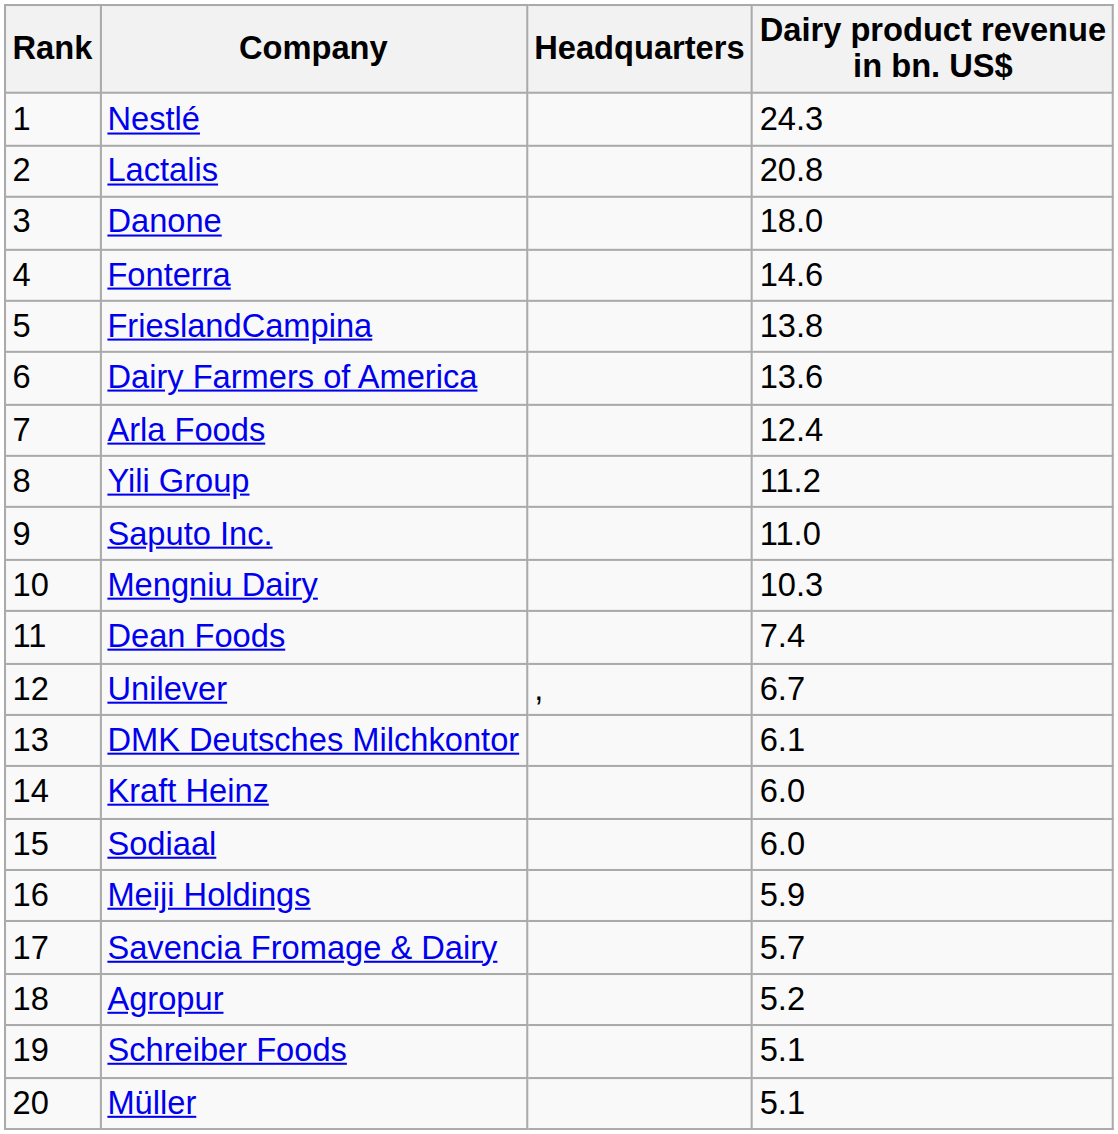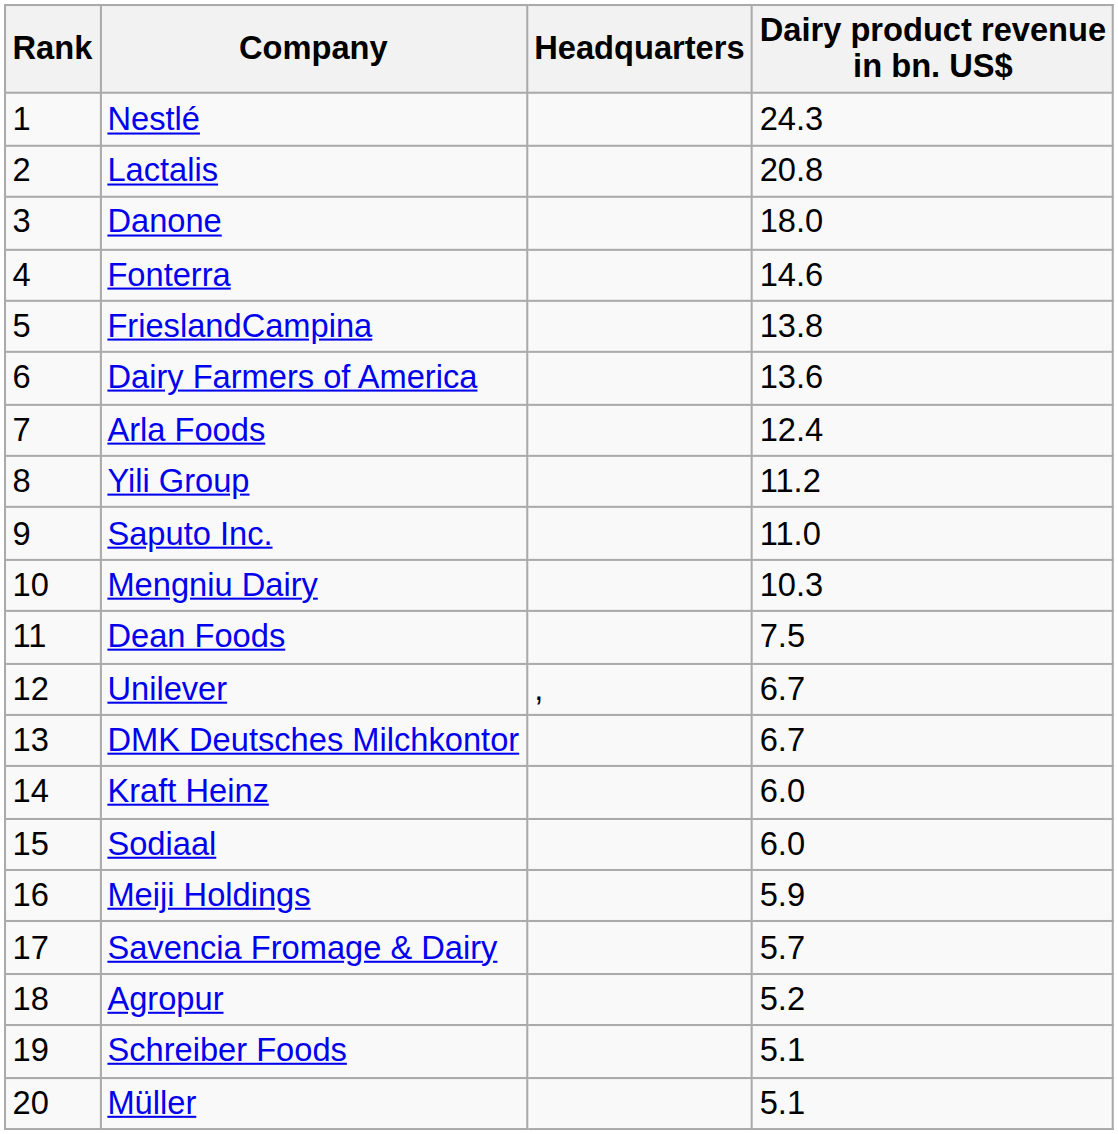(782, 636) 7.4 -> (782, 636) 7.5
(782, 740) 6.1 -> (782, 740) 6.7
